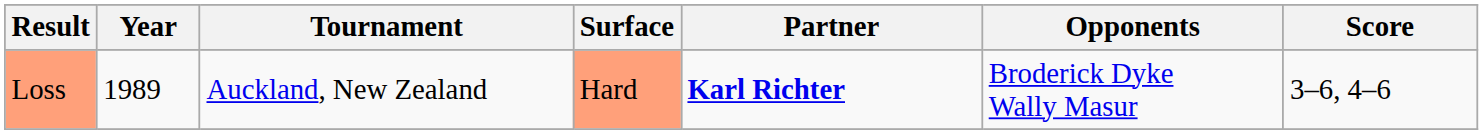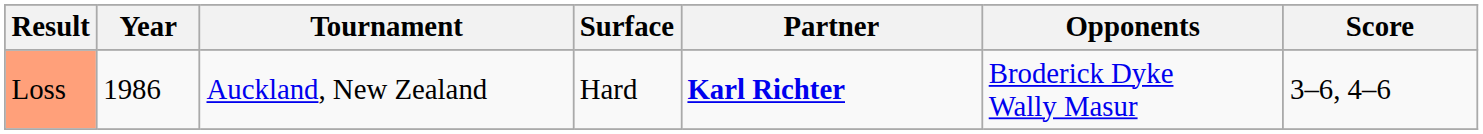(132, 89) 1989 -> (132, 89) 1986
(609, 89) lightsalmon background -> (609, 89) no background
